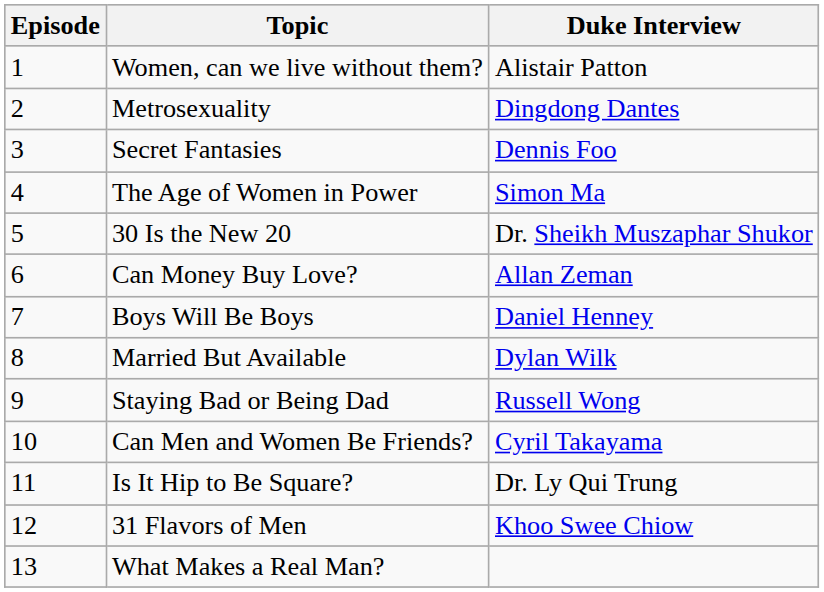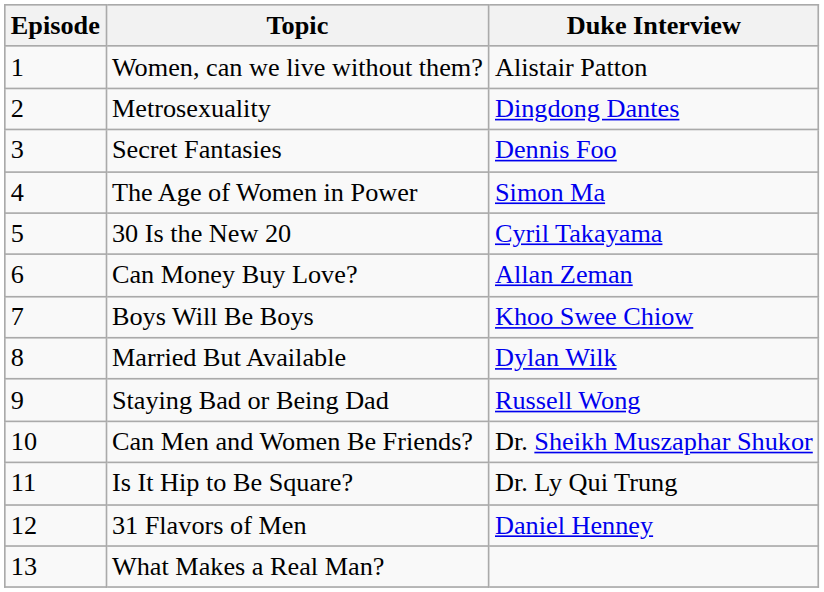(654, 233) Dr. Sheikh Muszaphar Shukor -> (579, 233) Cyril Takayama
(574, 316) Daniel Henney -> (594, 316) Khoo Swee Chiow
(579, 441) Cyril Takayama -> (654, 441) Dr. Sheikh Muszaphar Shukor
(594, 524) Khoo Swee Chiow -> (574, 524) Daniel Henney
